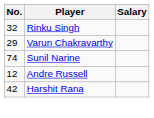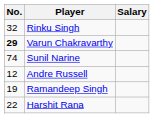(12, 43) normal -> (12, 43) bold
+ row: (67, 89)
(12, 89) 42 -> (12, 105) 22
